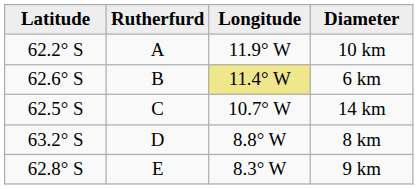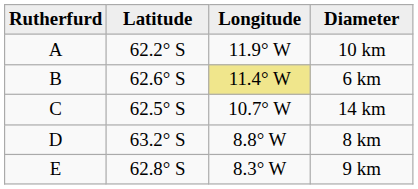columns swapped: (158, 19) <-> (56, 19)
